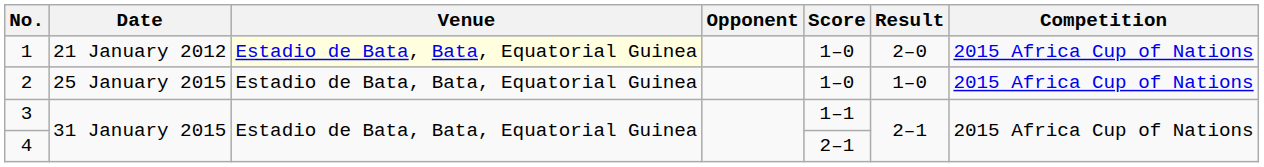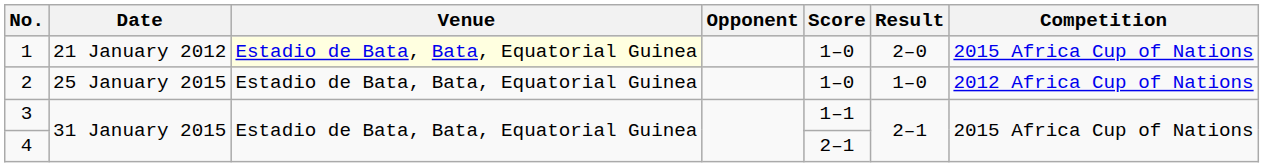(1104, 83) 2015 Africa Cup of Nations -> (1104, 83) 2012 Africa Cup of Nations
